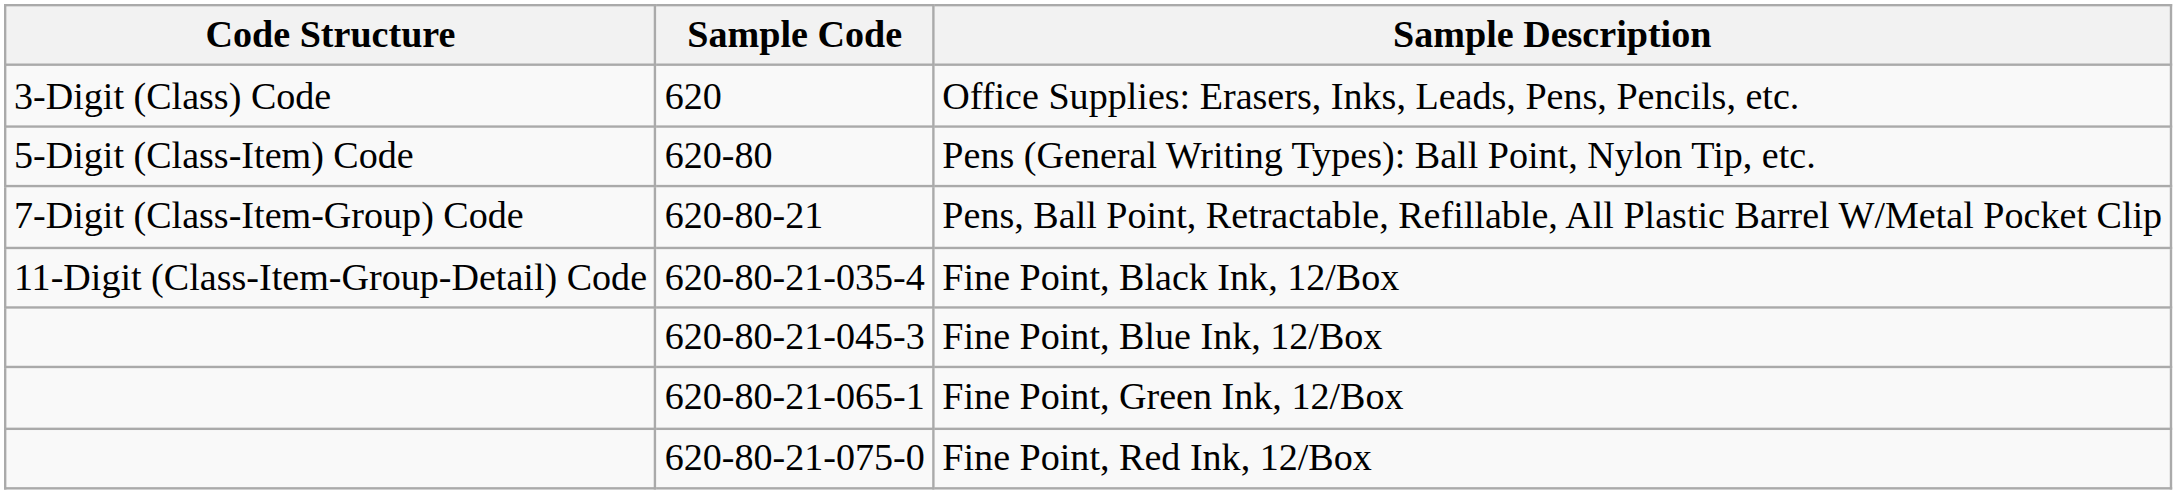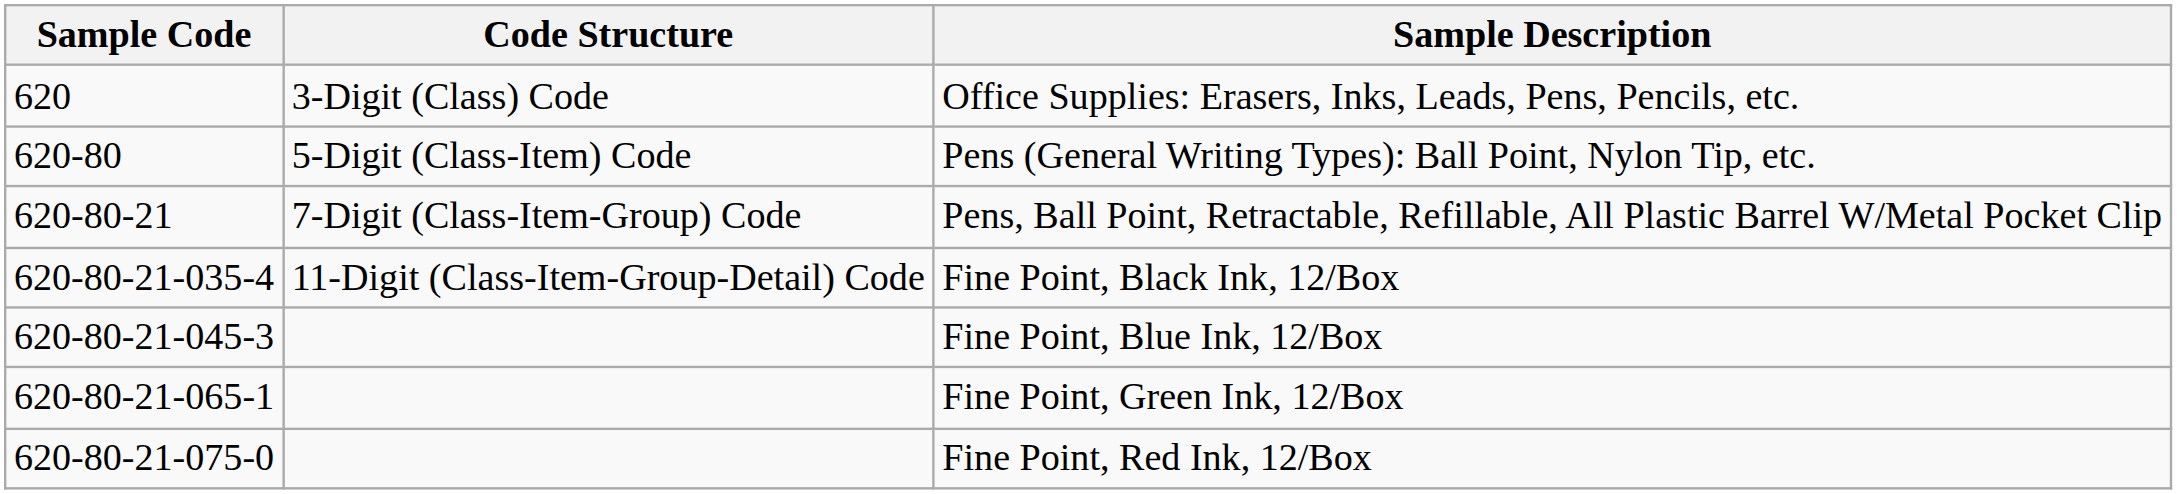columns swapped: (331, 34) <-> (795, 34)
